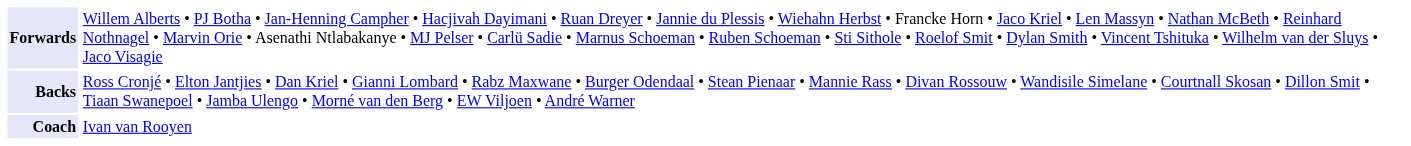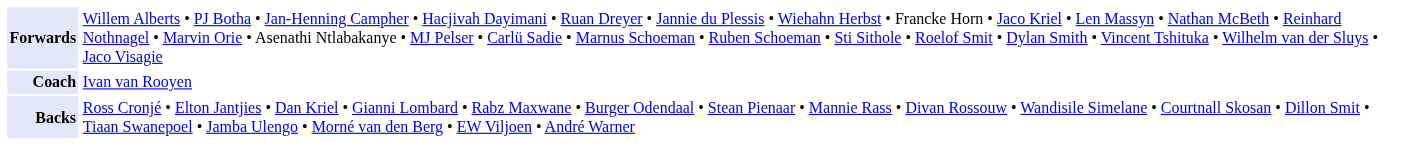rows swapped: (56, 91) <-> (54, 126)
